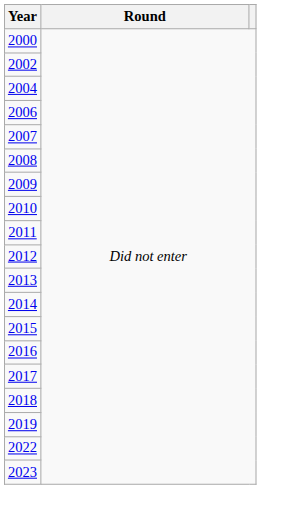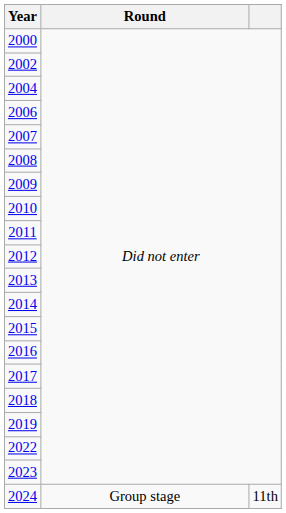+ row: (22, 496)
